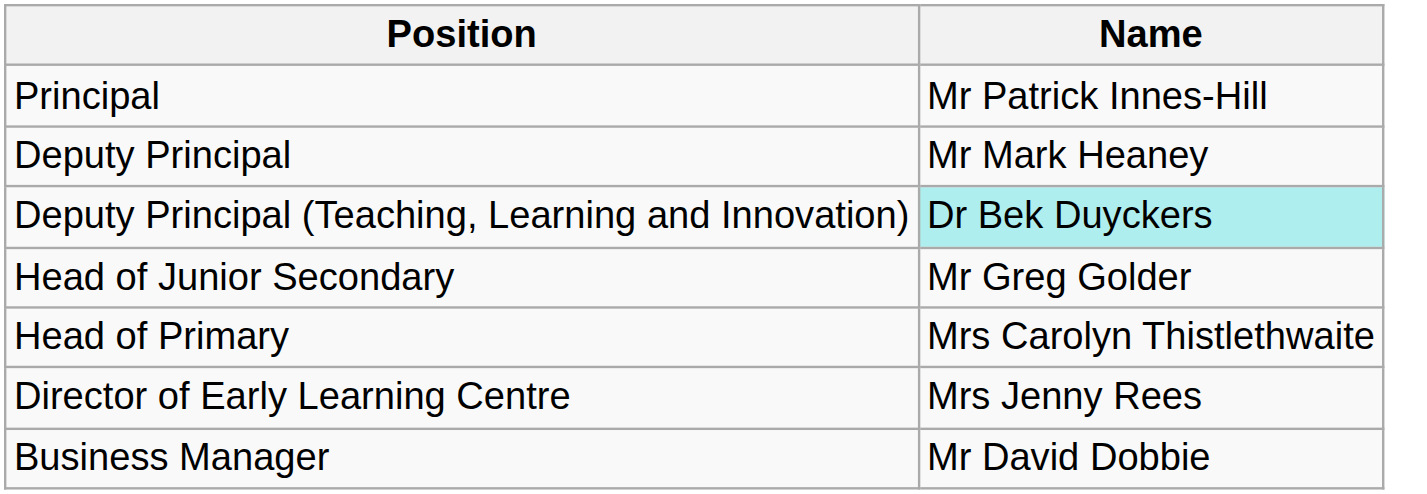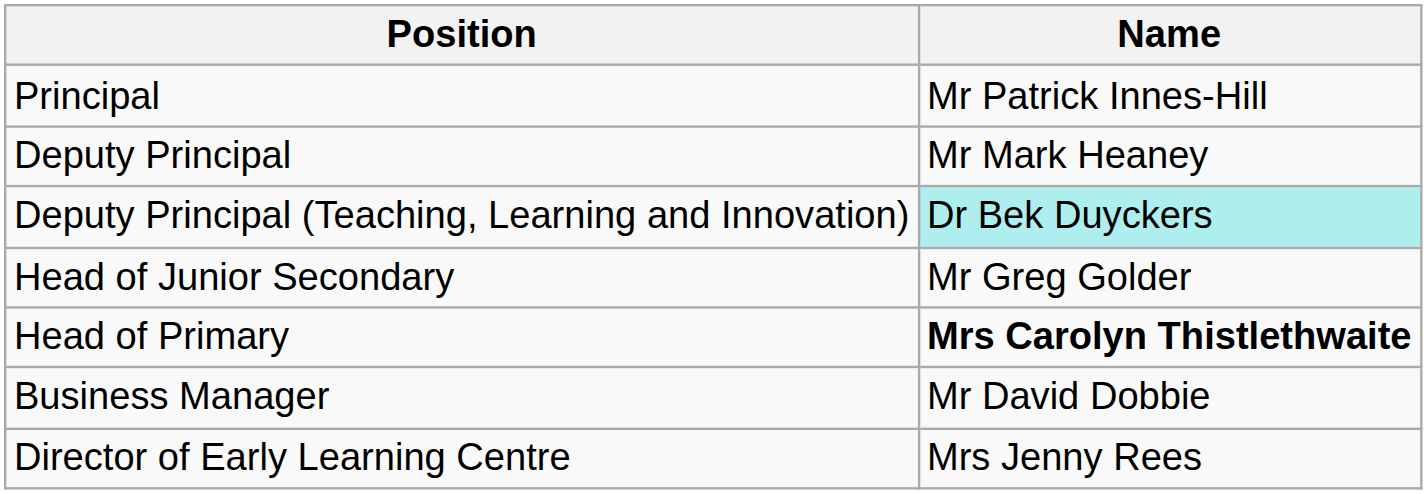(1151, 336) normal -> (1169, 336) bold
rows swapped: (292, 397) <-> (172, 457)
